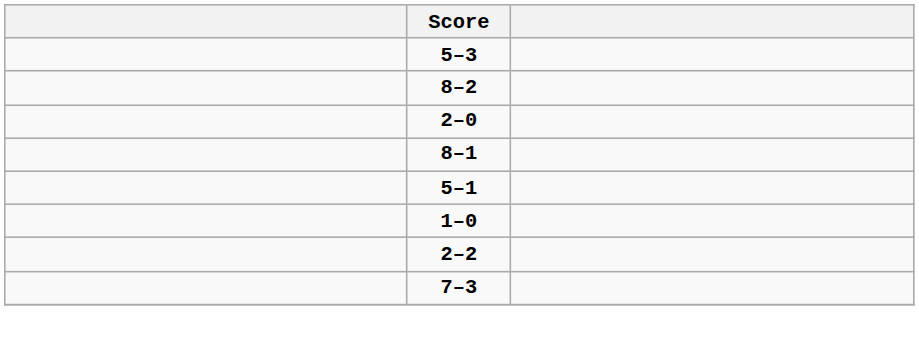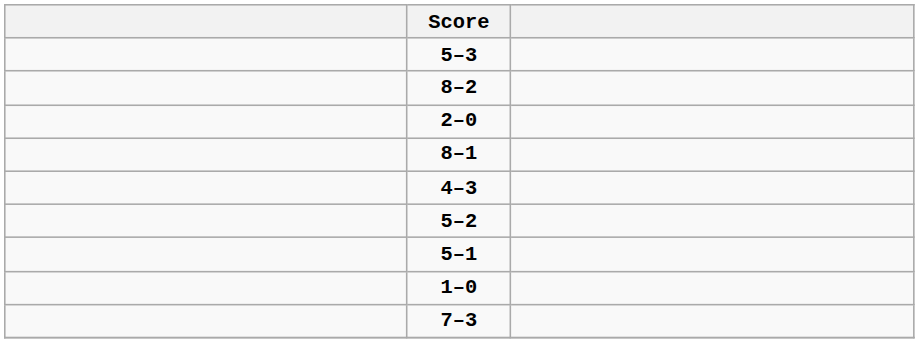+ row: (459, 188)
+ row: (459, 221)
- row: (459, 254)
